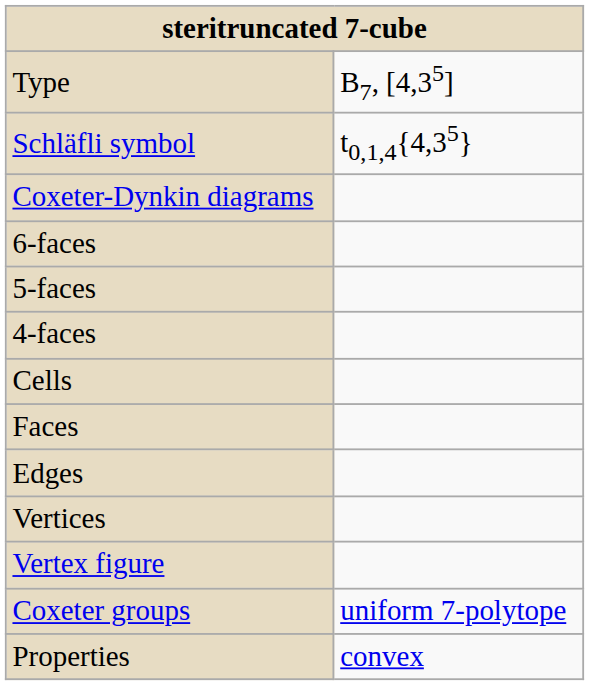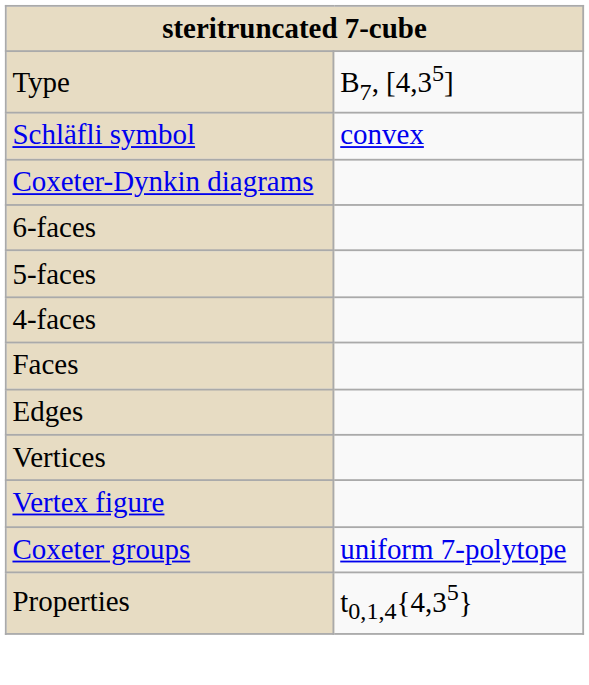(406, 143) t0,1,4{4,35} -> (382, 135) convex
- row: (42, 380)
(382, 656) convex -> (406, 602) t0,1,4{4,35}
